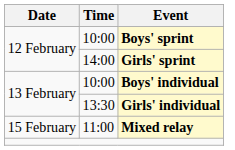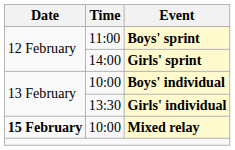(99, 37) 10:00 -> (105, 37) 11:00
(42, 127) normal -> (45, 127) bold
(98, 127) 11:00 -> (105, 127) 10:00
